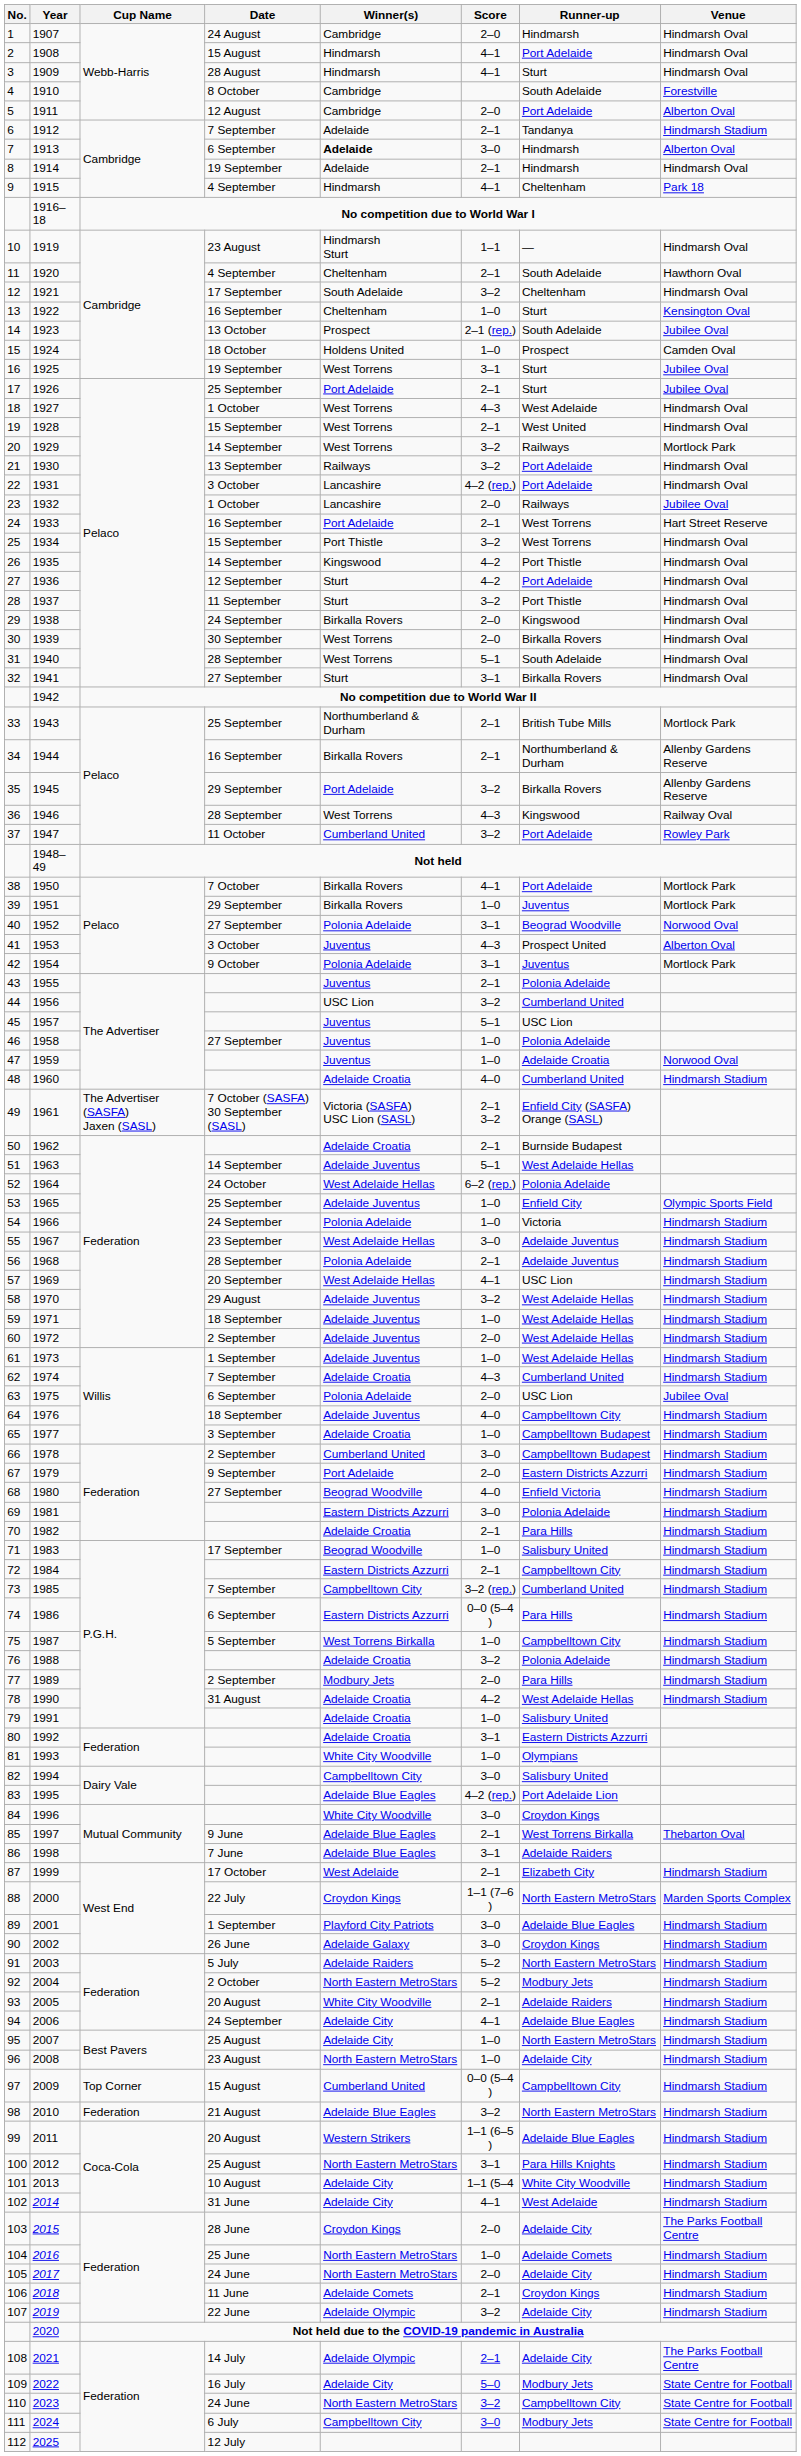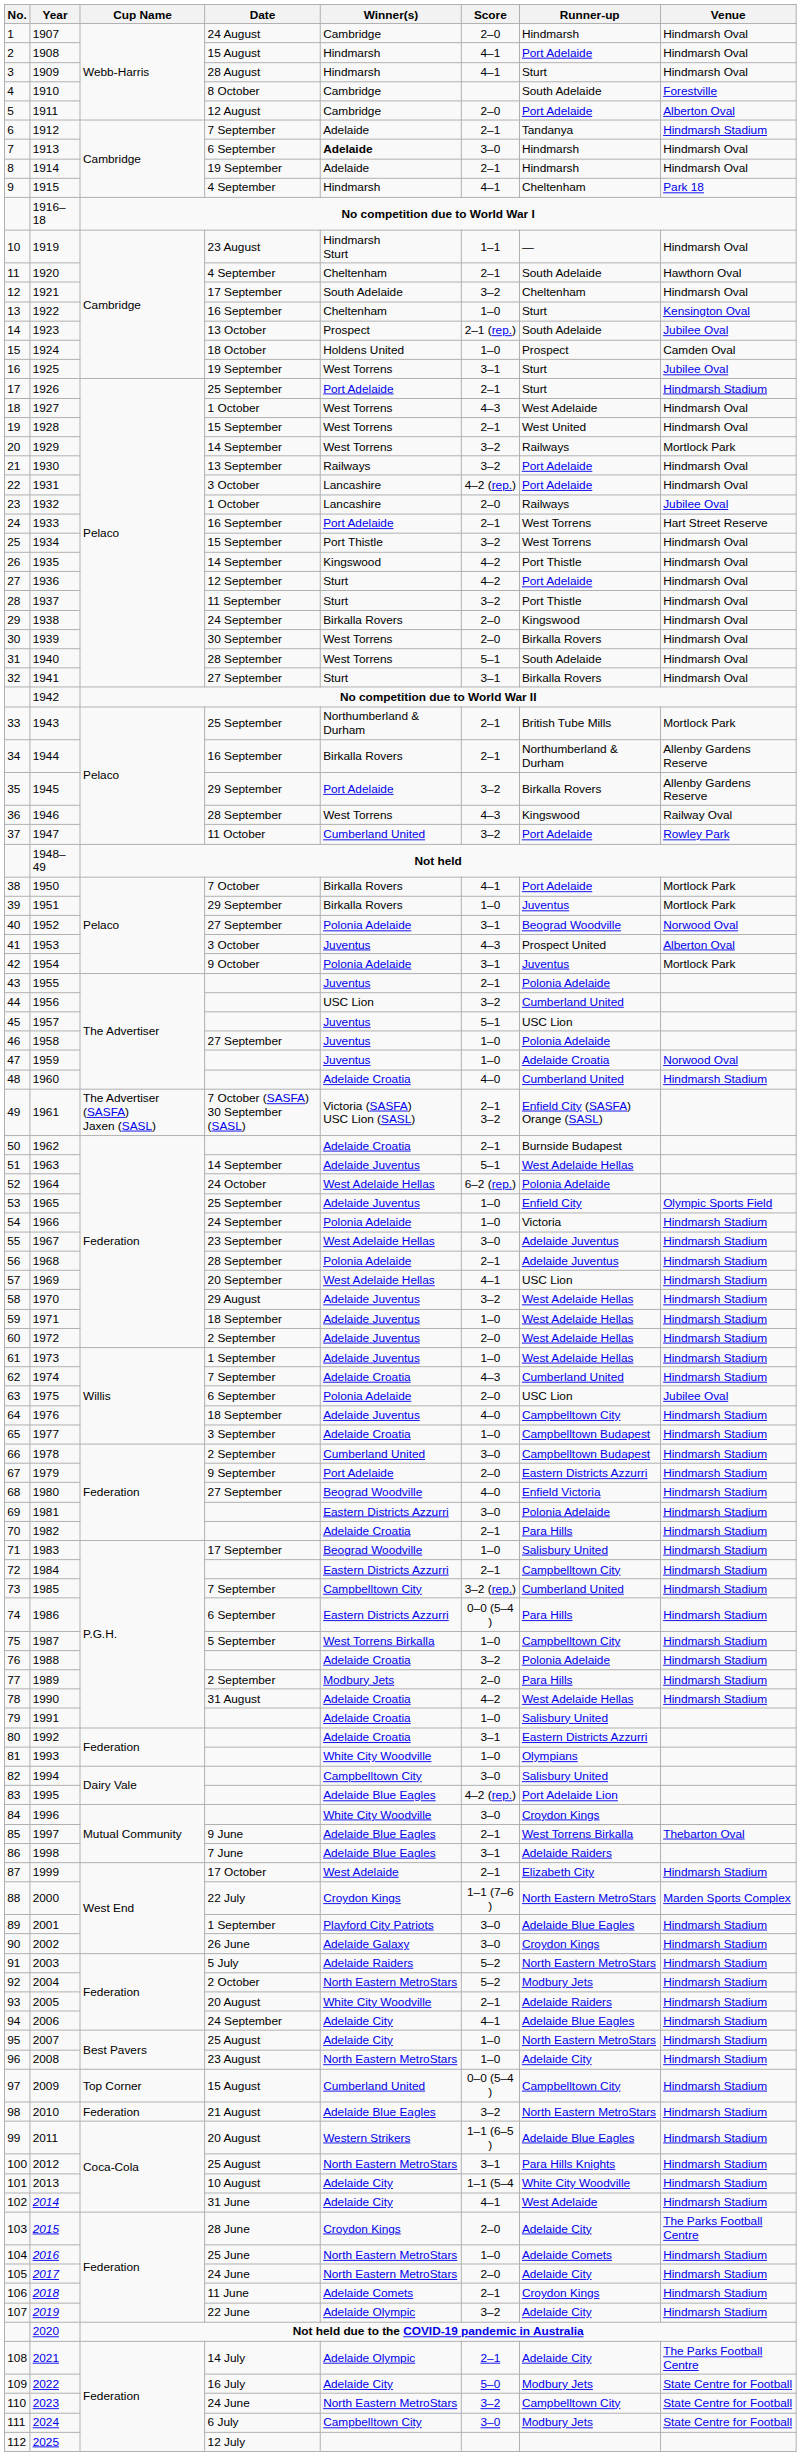(699, 149) Alberton Oval -> (706, 149) Hindmarsh Oval
(696, 388) Jubilee Oval -> (715, 388) Hindmarsh Stadium
